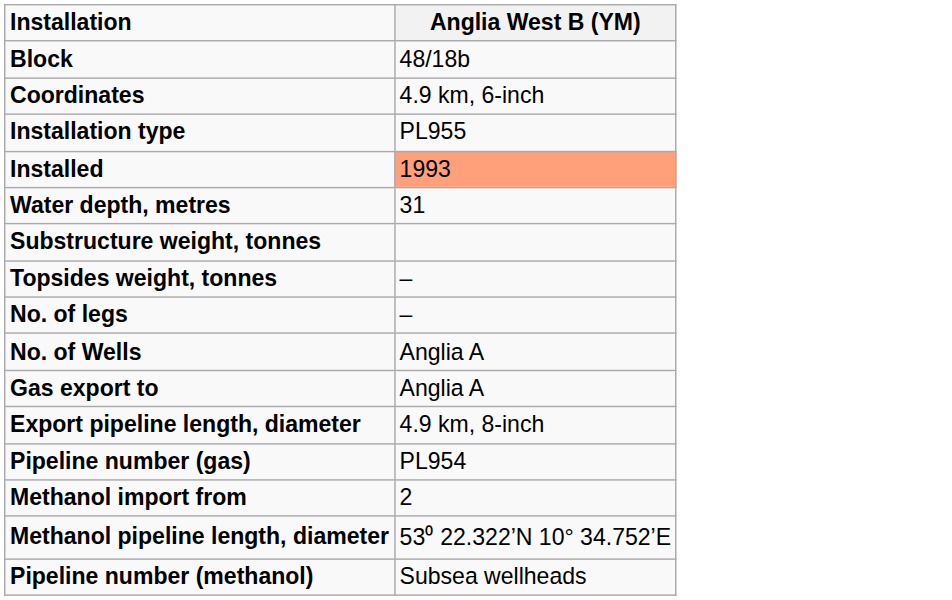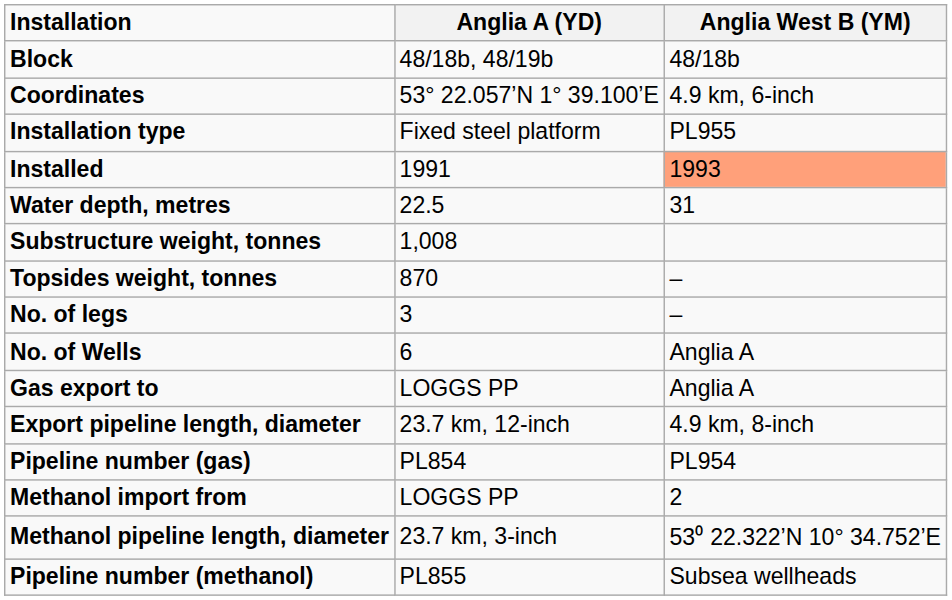+ column: (529, 22)
